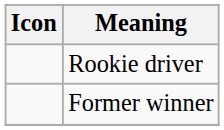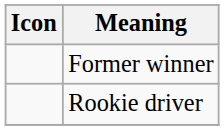rows swapped: (136, 64) <-> (141, 104)
